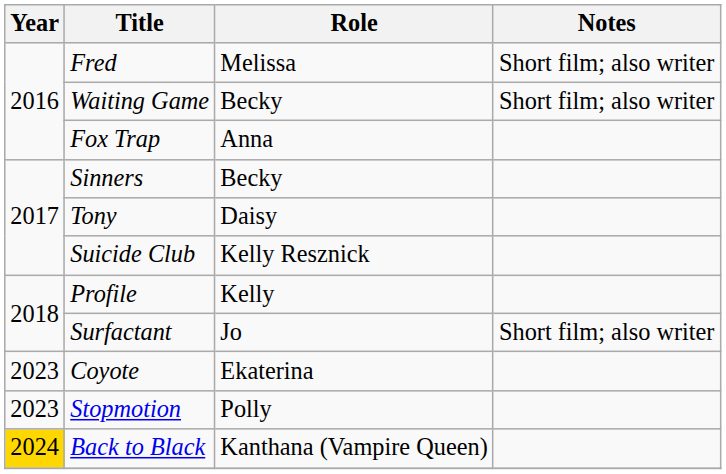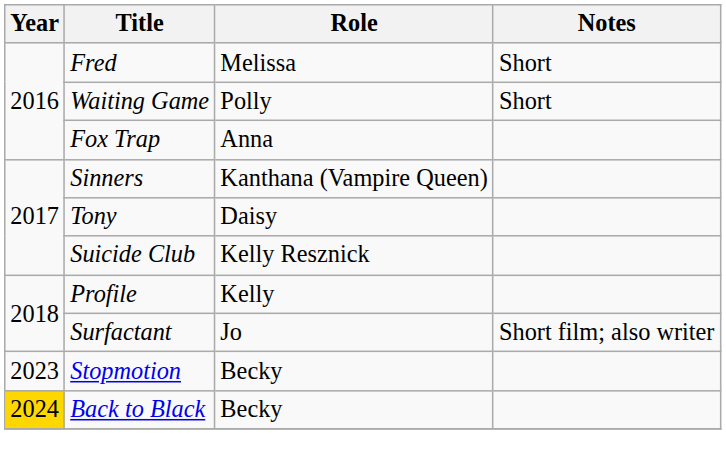(607, 62) Short film; also writer -> (525, 62) Short
(251, 100) Becky -> (246, 100) Polly
(607, 100) Short film; also writer -> (525, 100) Short
(251, 178) Becky -> (354, 178) Kanthana (Vampire Queen)
- row: (105, 370)
(246, 409) Polly -> (251, 370) Becky
(354, 448) Kanthana (Vampire Queen) -> (251, 409) Becky
